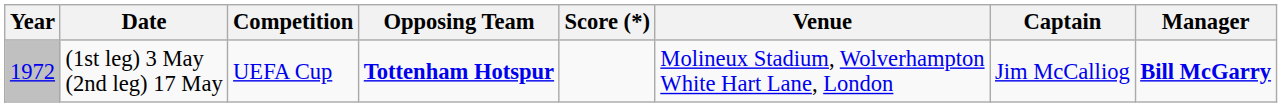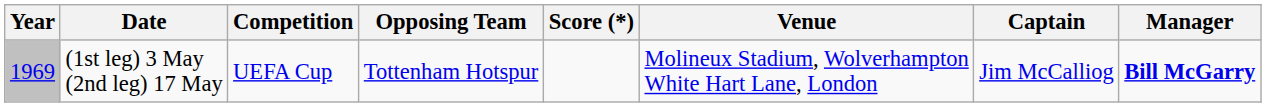(32, 70) 1972 -> (32, 70) 1969
(459, 70) bold -> (451, 70) normal
